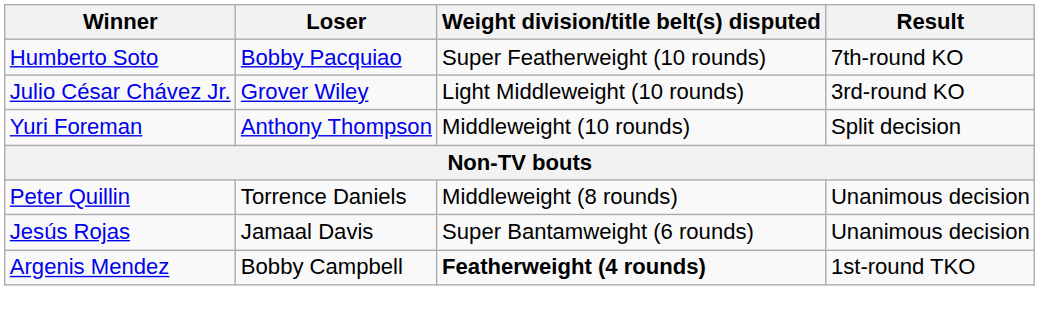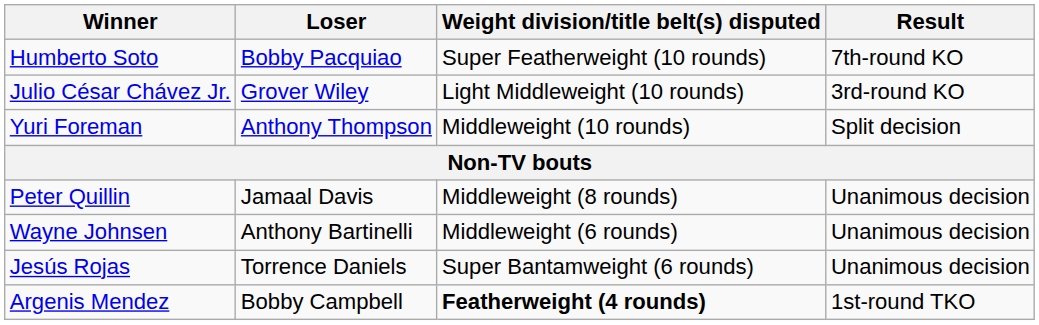(324, 197) Torrence Daniels -> (307, 197) Jamaal Davis
+ row: (89, 232)
(307, 232) Jamaal Davis -> (324, 267) Torrence Daniels
